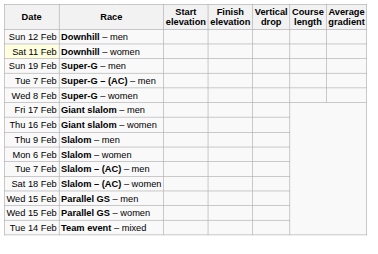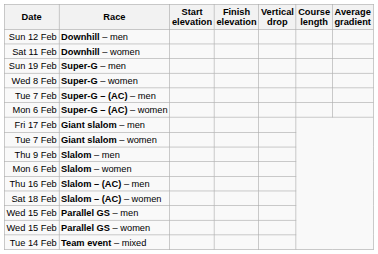(34, 52) lightyellow background -> (34, 52) no background
rows swapped: (99, 96) <-> (108, 81)
+ row: (114, 110)
(33, 125) Thu 16 Feb -> (36, 140) Tue 7 Feb
(36, 169) Tue 7 Feb -> (33, 184) Thu 16 Feb
